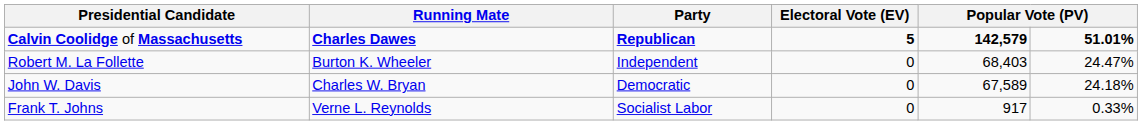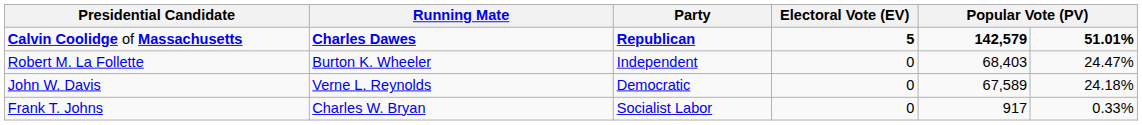(369, 85) Charles W. Bryan -> (372, 85) Verne L. Reynolds
(372, 108) Verne L. Reynolds -> (369, 108) Charles W. Bryan
